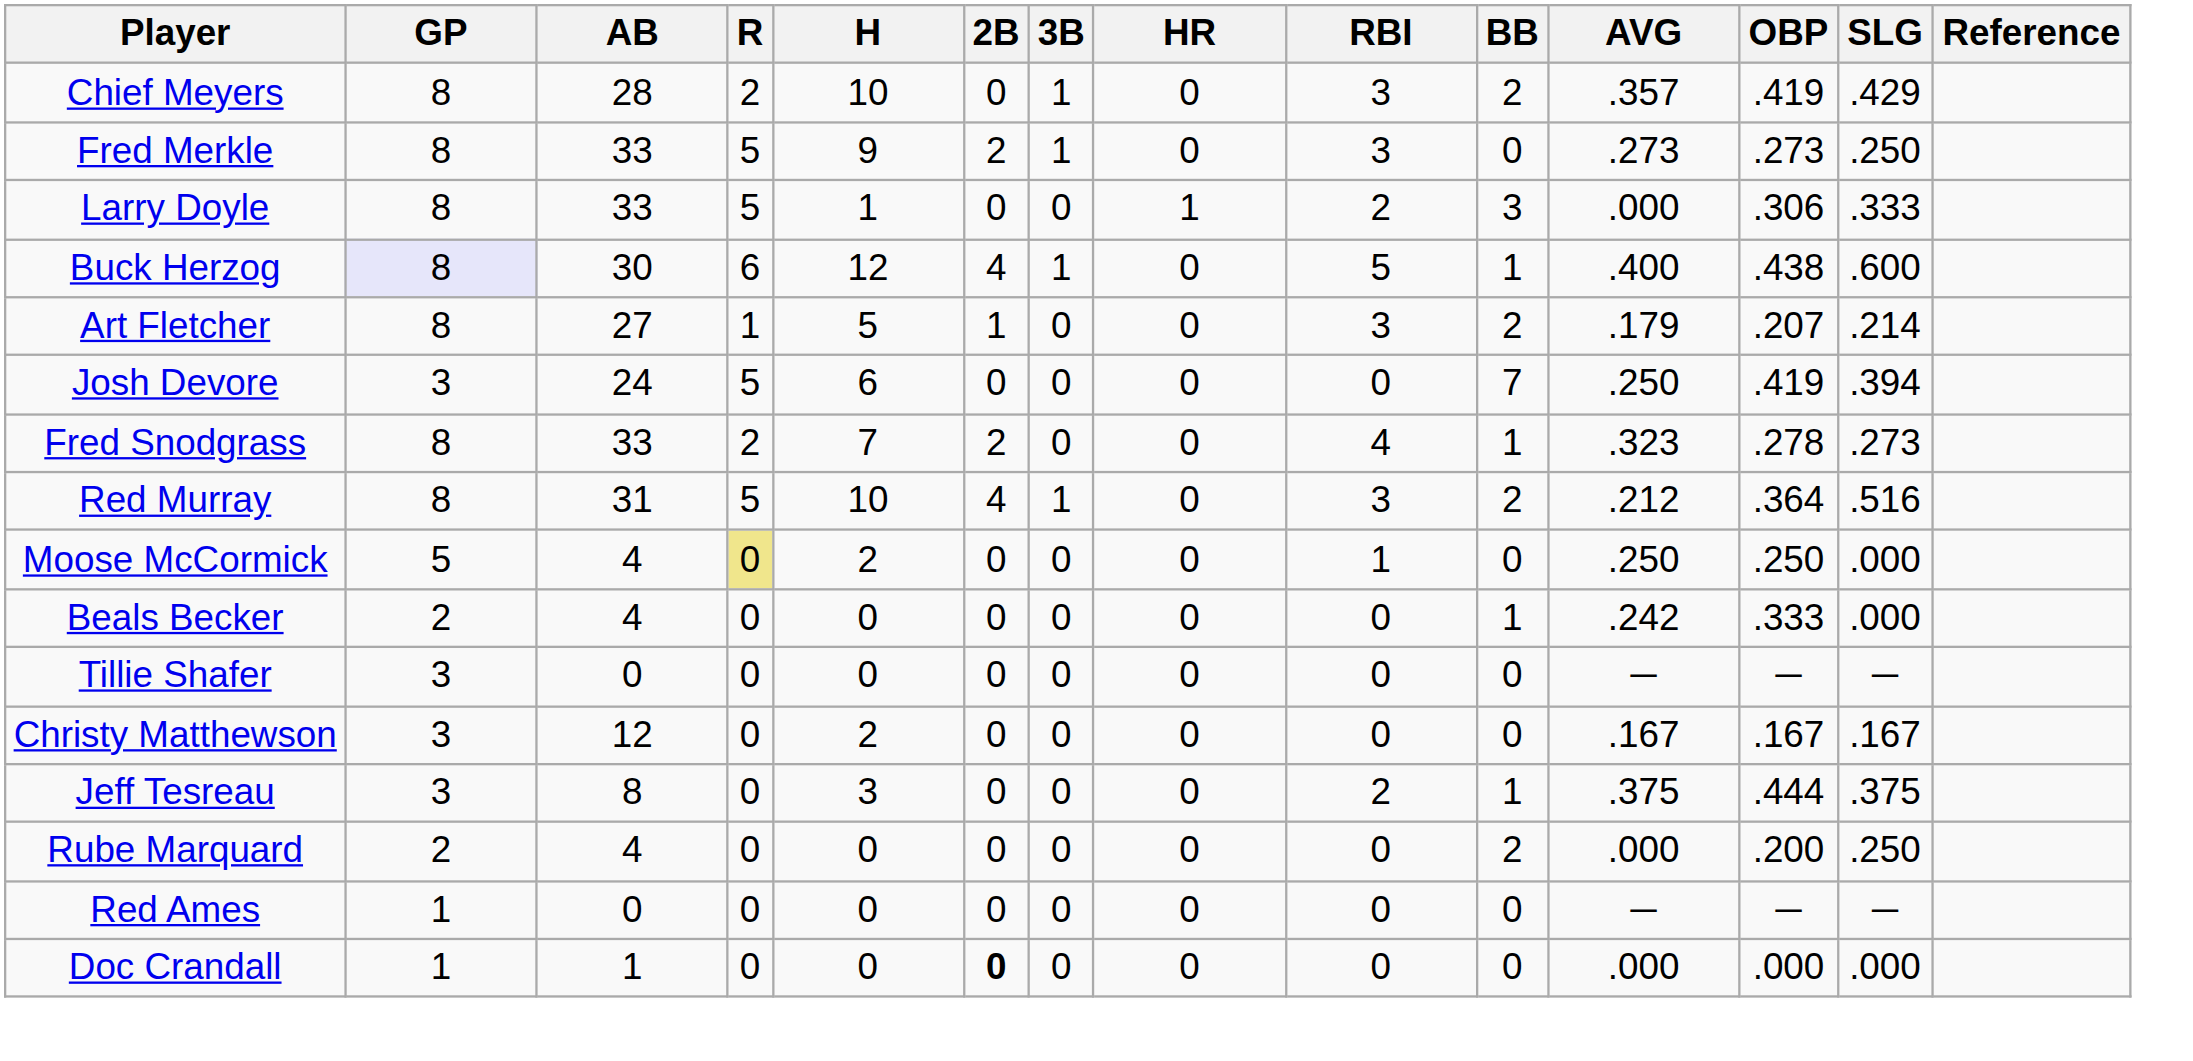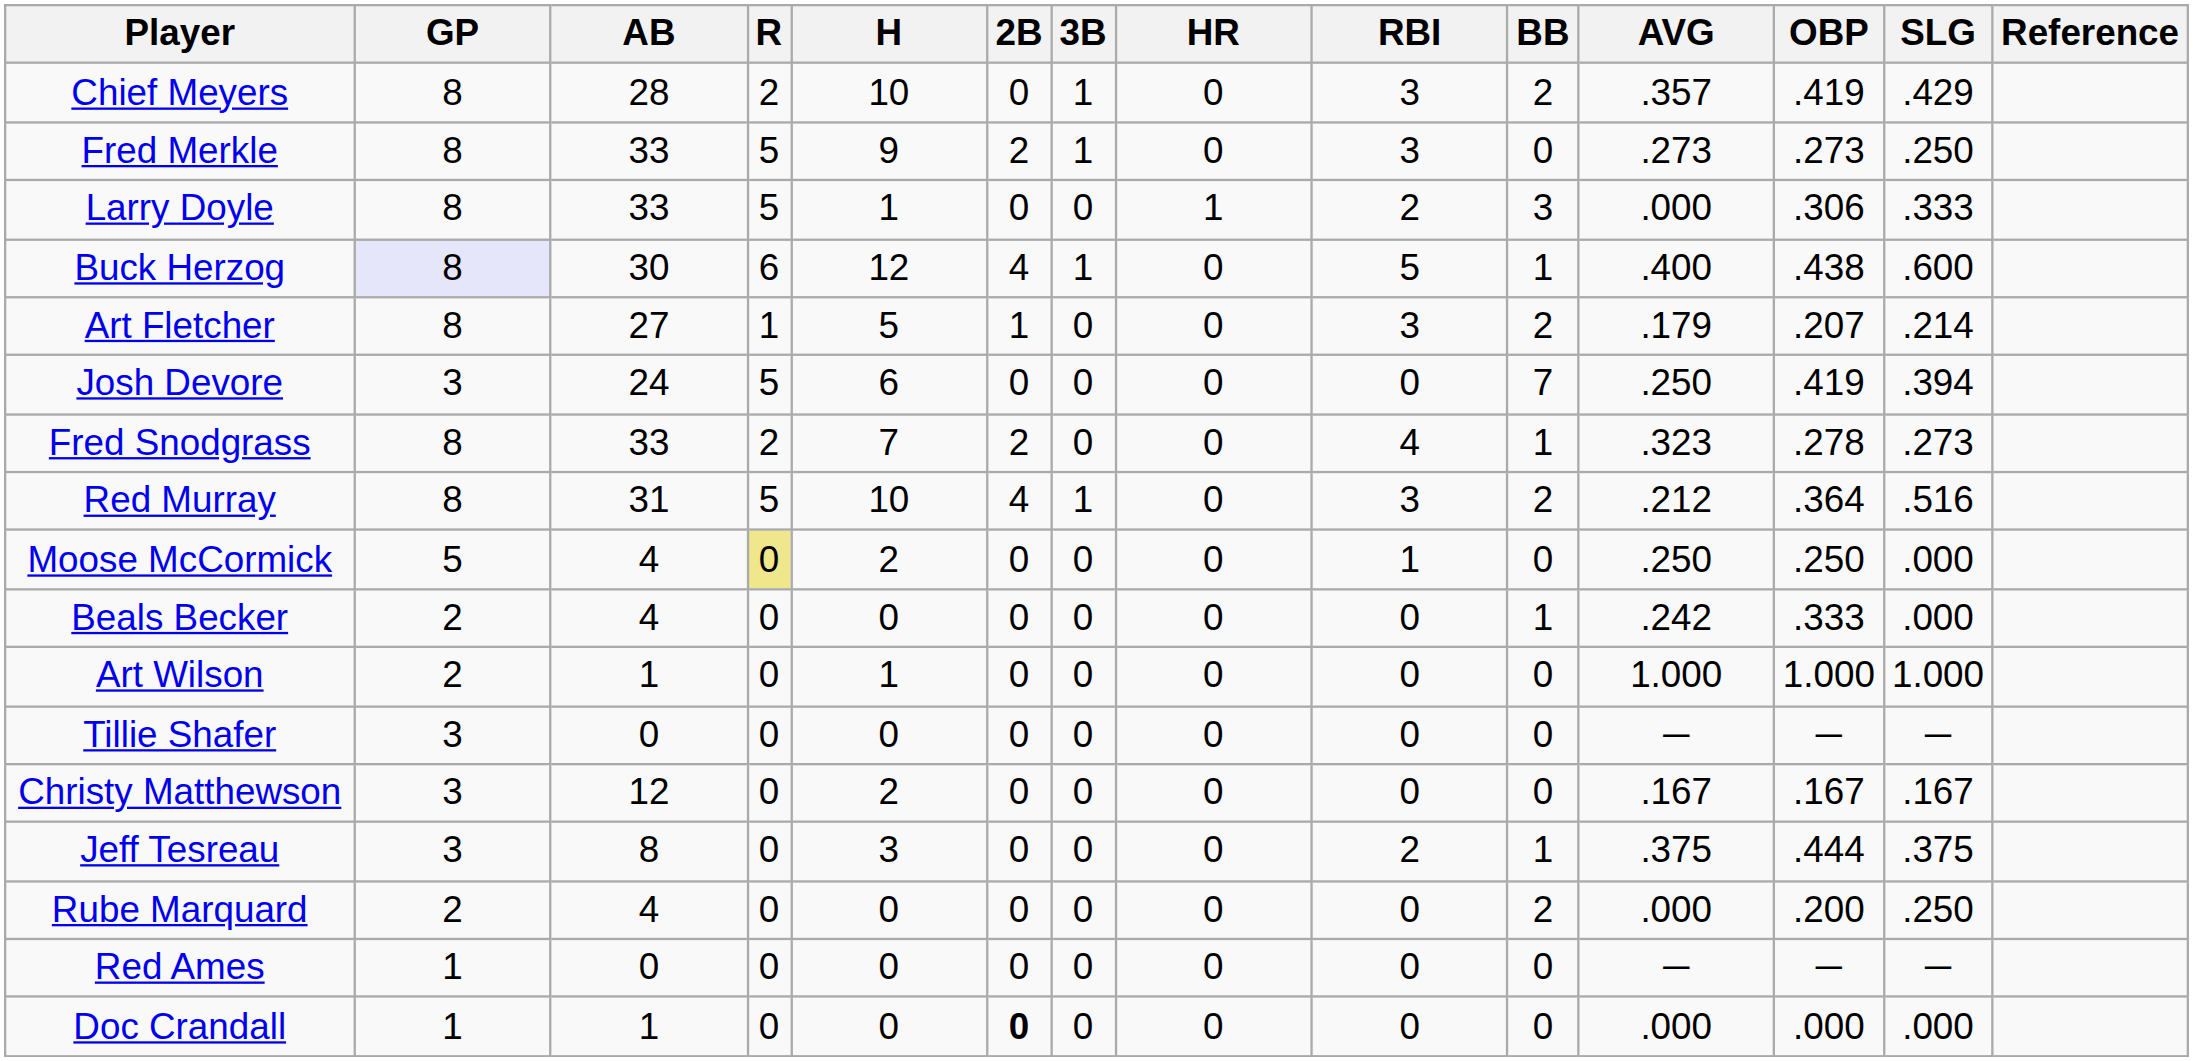+ row: (180, 675)
